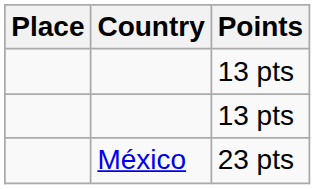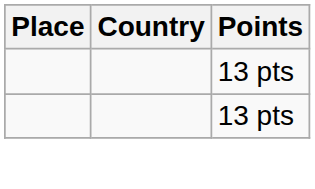- row: (142, 159)
